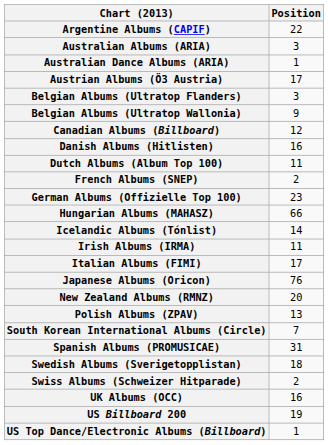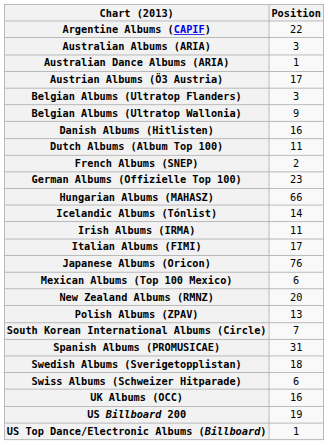- row: (137, 130)
+ row: (137, 281)
(296, 381) 2 -> (296, 381) 6
